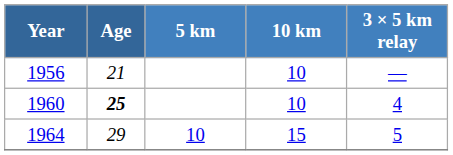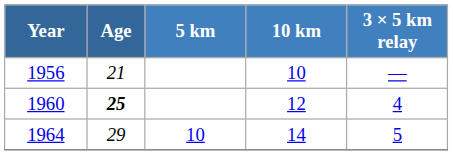(296, 103) 10 -> (296, 103) 12
(296, 134) 15 -> (296, 134) 14
